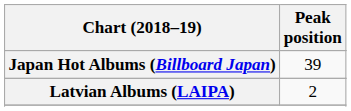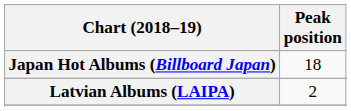(313, 64) 39 -> (313, 64) 18
